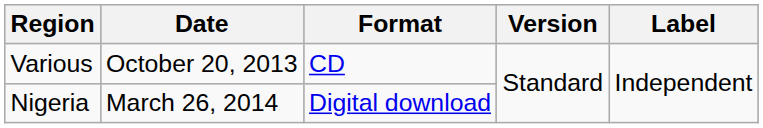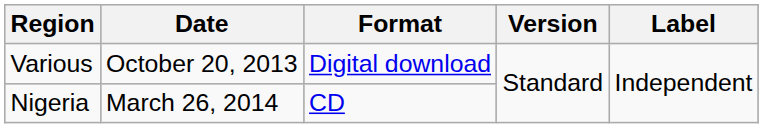(327, 63) CD -> (400, 63) Digital download
(400, 102) Digital download -> (327, 102) CD
